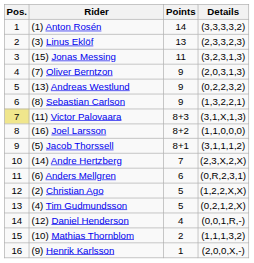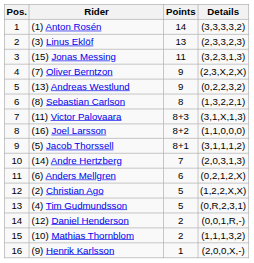(223, 71) (2,0,3,1,3) -> (223, 71) (2,3,X,2,X)
(181, 101) 9 -> (181, 101) 8
(17, 116) khaki background -> (17, 116) no background
(223, 161) (2,3,X,2,X) -> (223, 161) (2,0,3,1,3)
(223, 176) (0,R,2,3,1) -> (223, 176) (0,2,1,2,X)
(223, 205) (0,2,1,2,X) -> (223, 205) (0,R,2,3,1)
(181, 220) 4 -> (181, 220) 2
